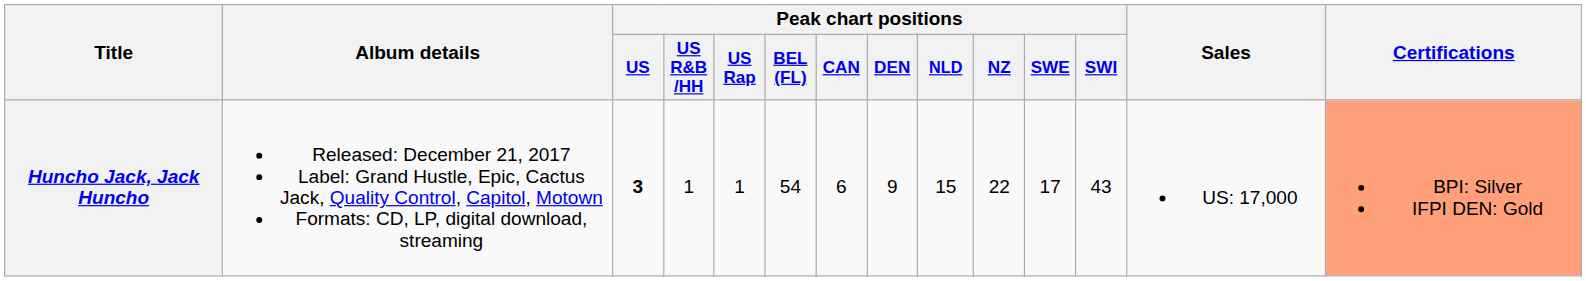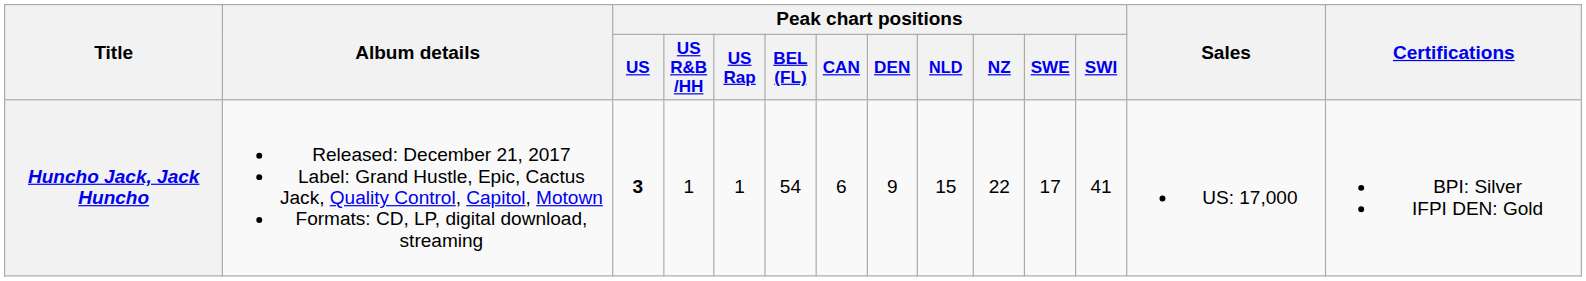(1101, 187) 43 -> (1101, 187) 41
(1454, 198) lightsalmon background -> (1454, 198) no background
